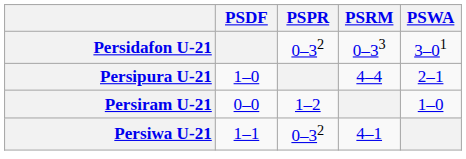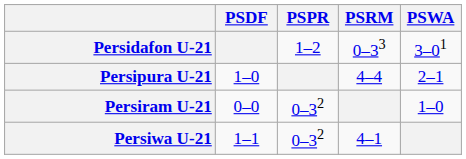(308, 47) 0–32 -> (308, 47) 1–2
(308, 104) 1–2 -> (308, 106) 0–32
